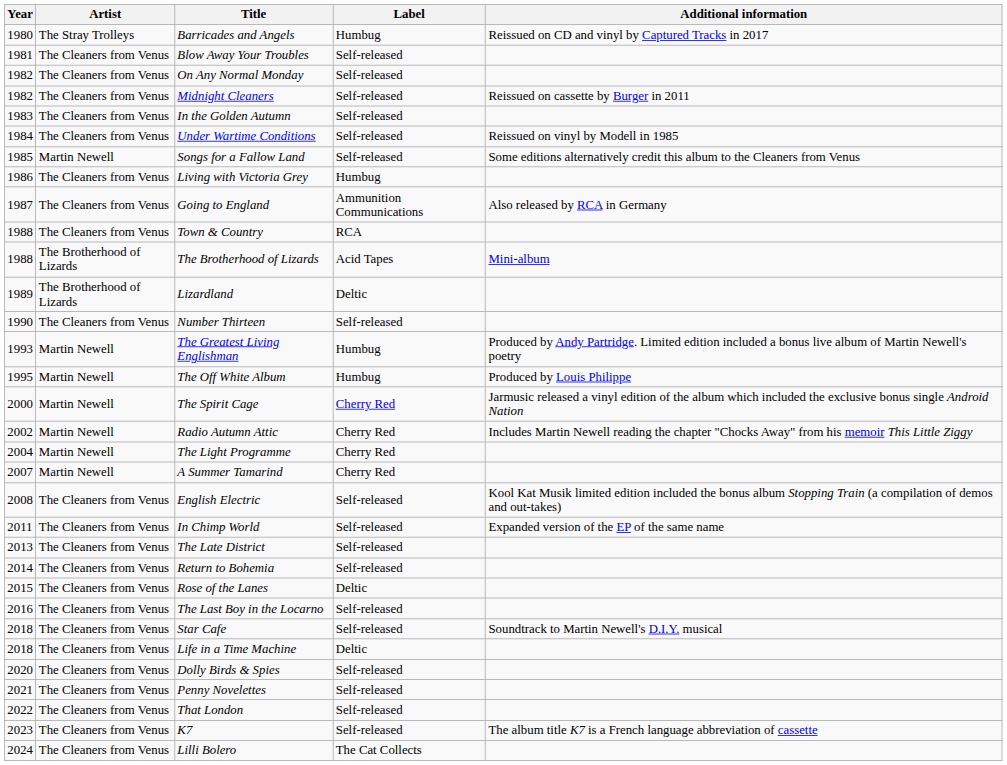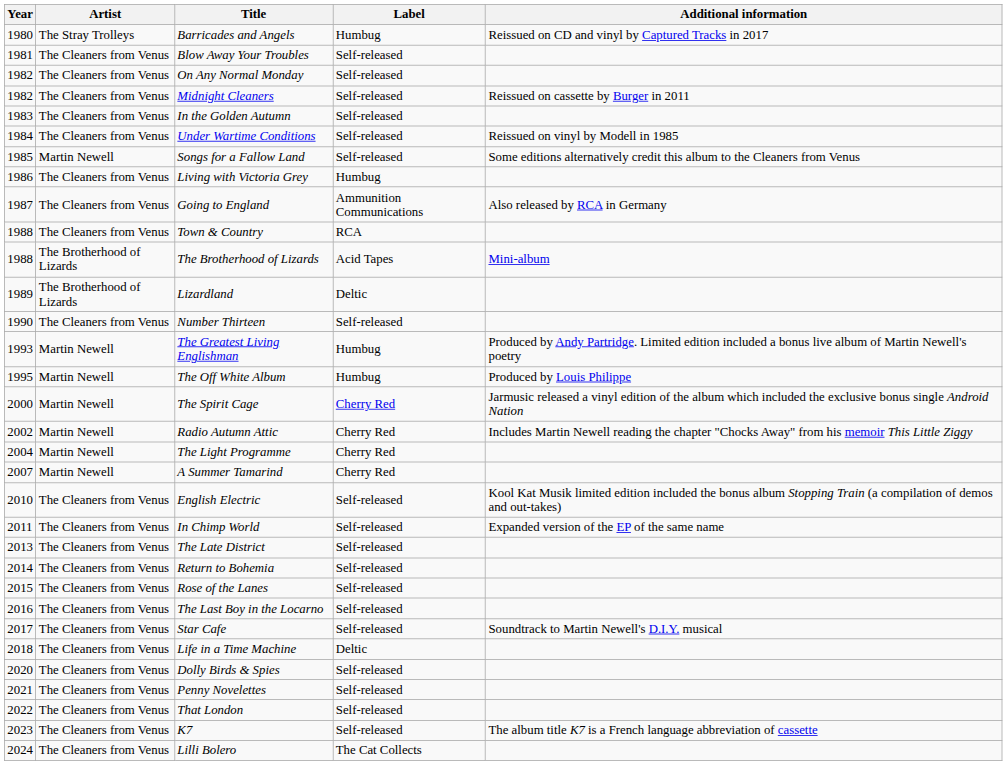(20, 499) 2008 -> (20, 499) 2010
(351, 588) Deltic -> (369, 588) Self-released
(20, 628) 2018 -> (20, 628) 2017
